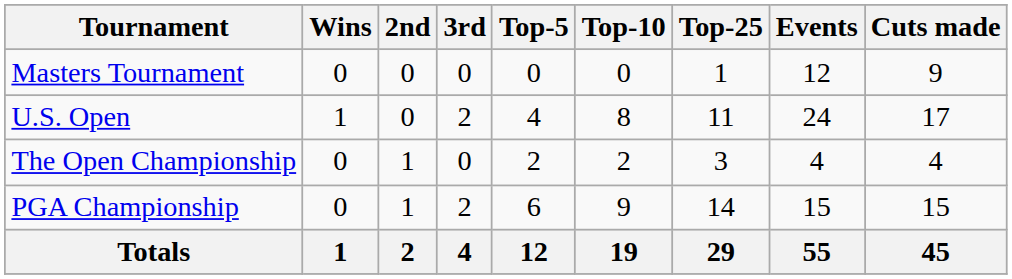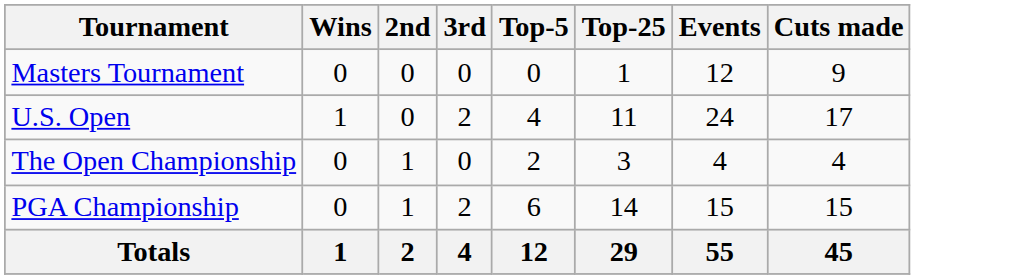- column: (624, 26)
